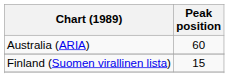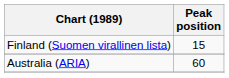rows swapped: (48, 44) <-> (89, 63)
